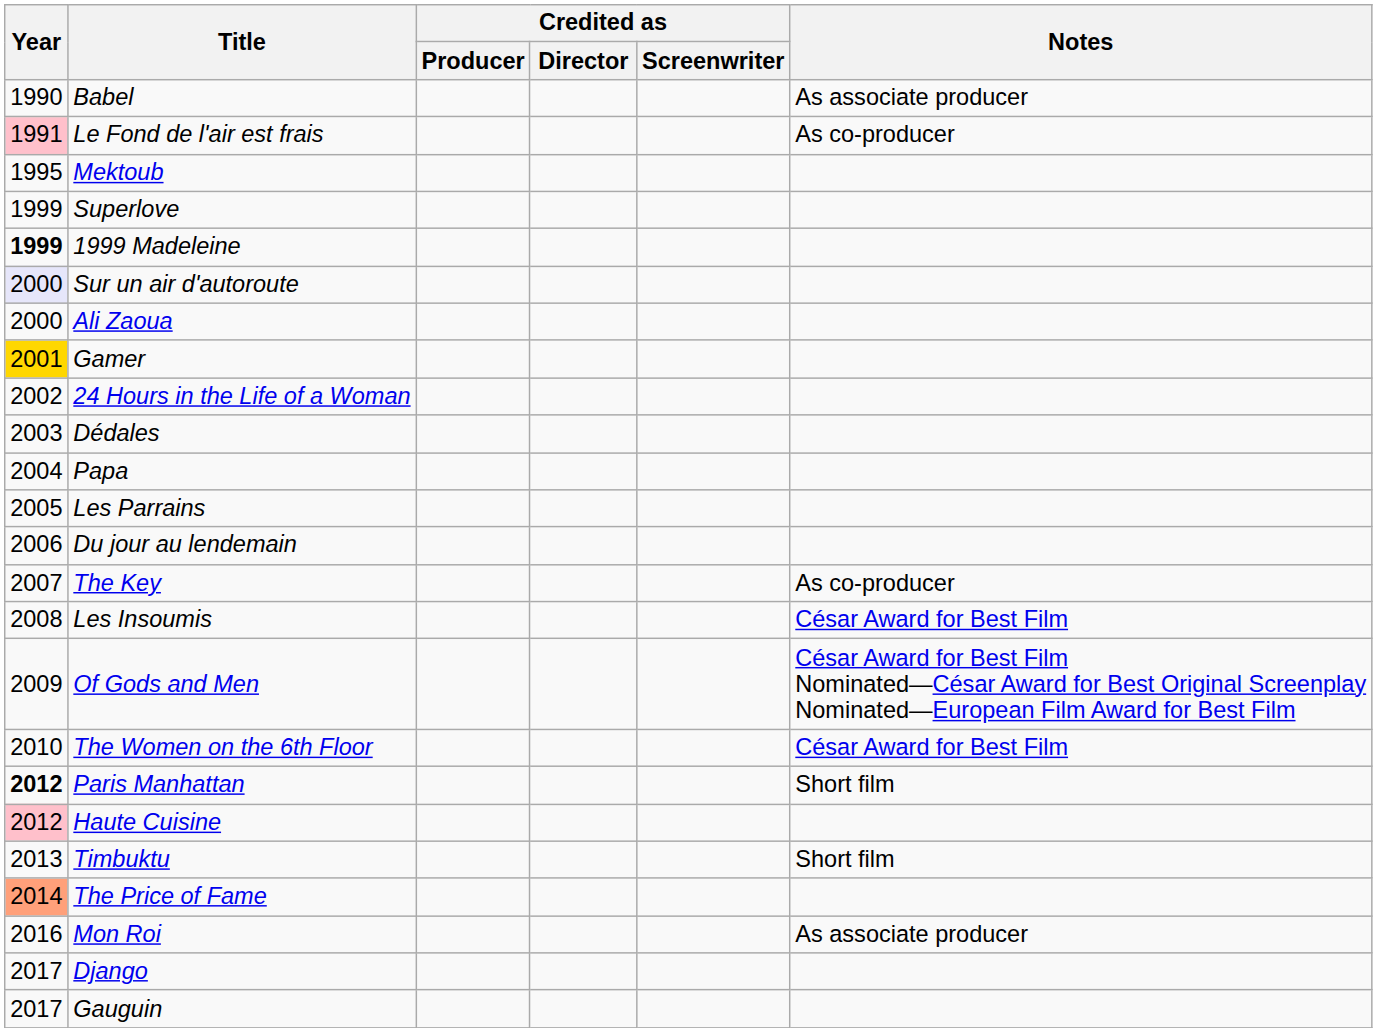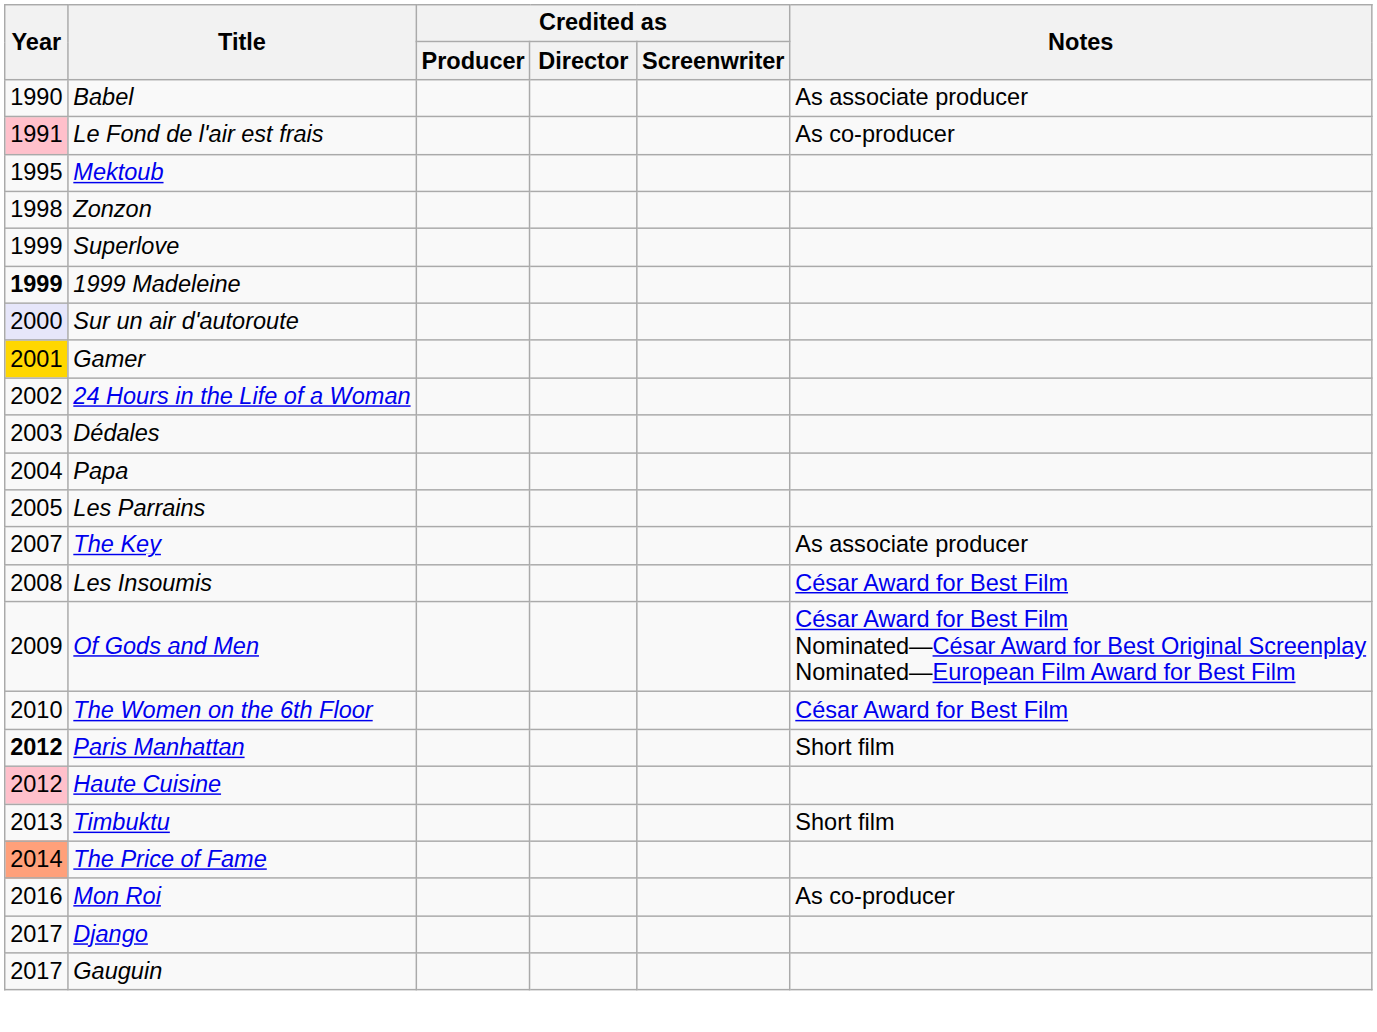+ row: (113, 209)
- row: (123, 321)
- row: (185, 545)
(875, 582) As co-producer -> (912, 545) As associate producer
(912, 933) As associate producer -> (875, 896) As co-producer
